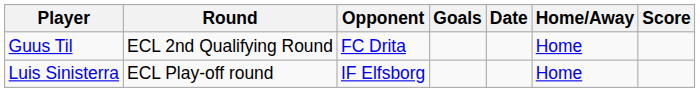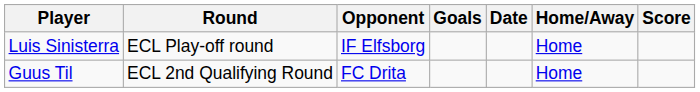rows swapped: (41, 45) <-> (64, 73)
